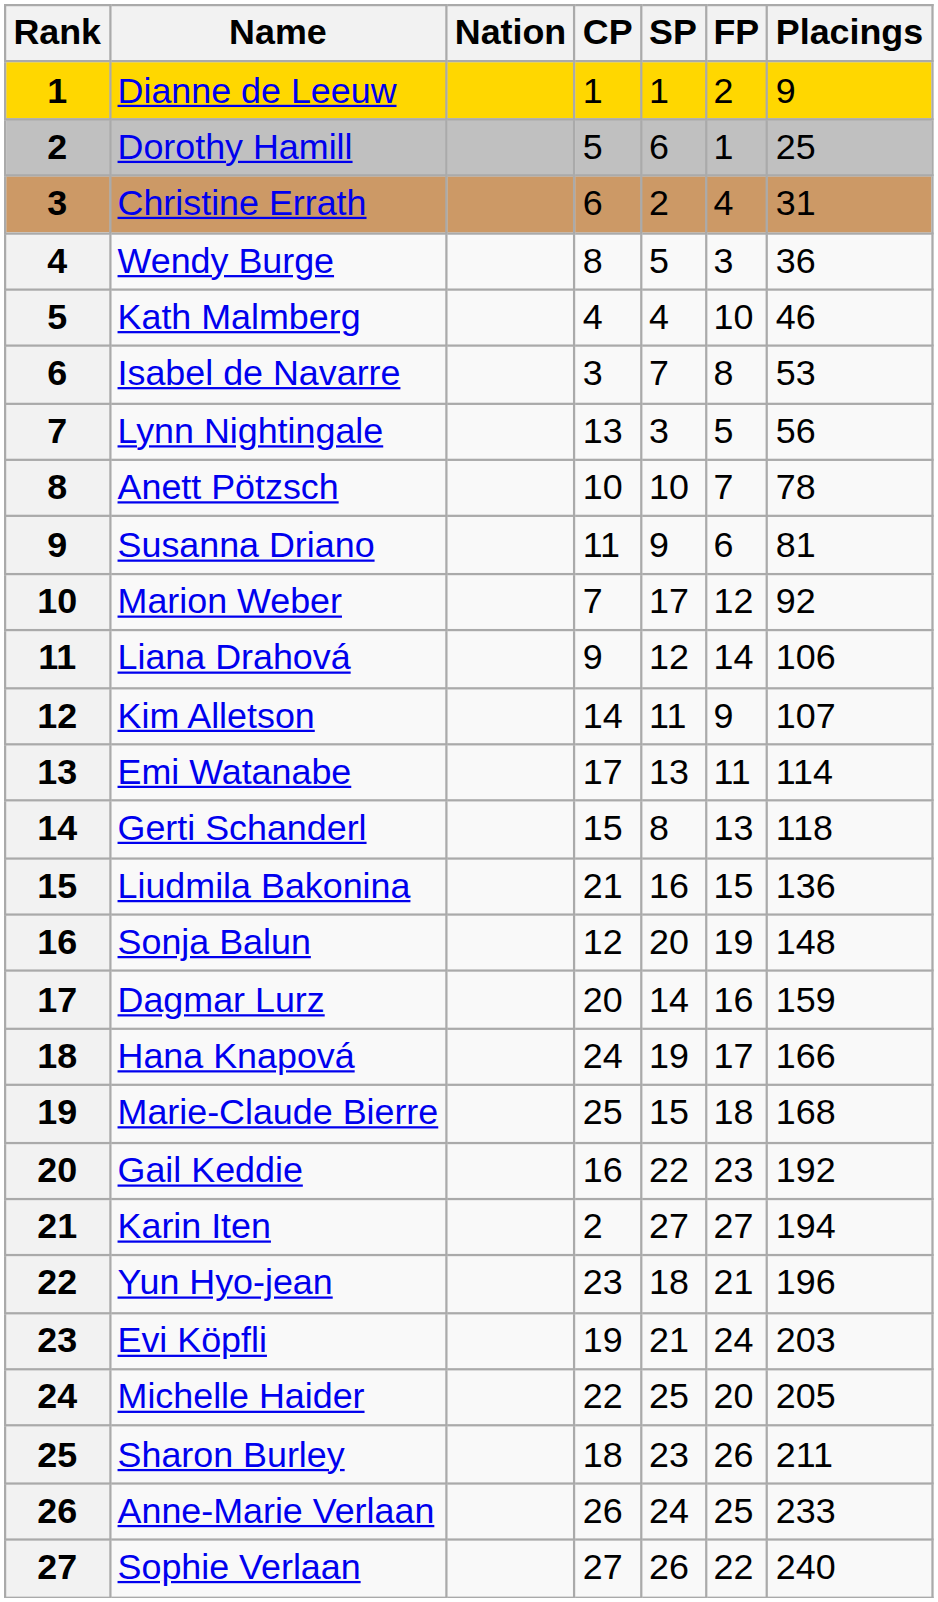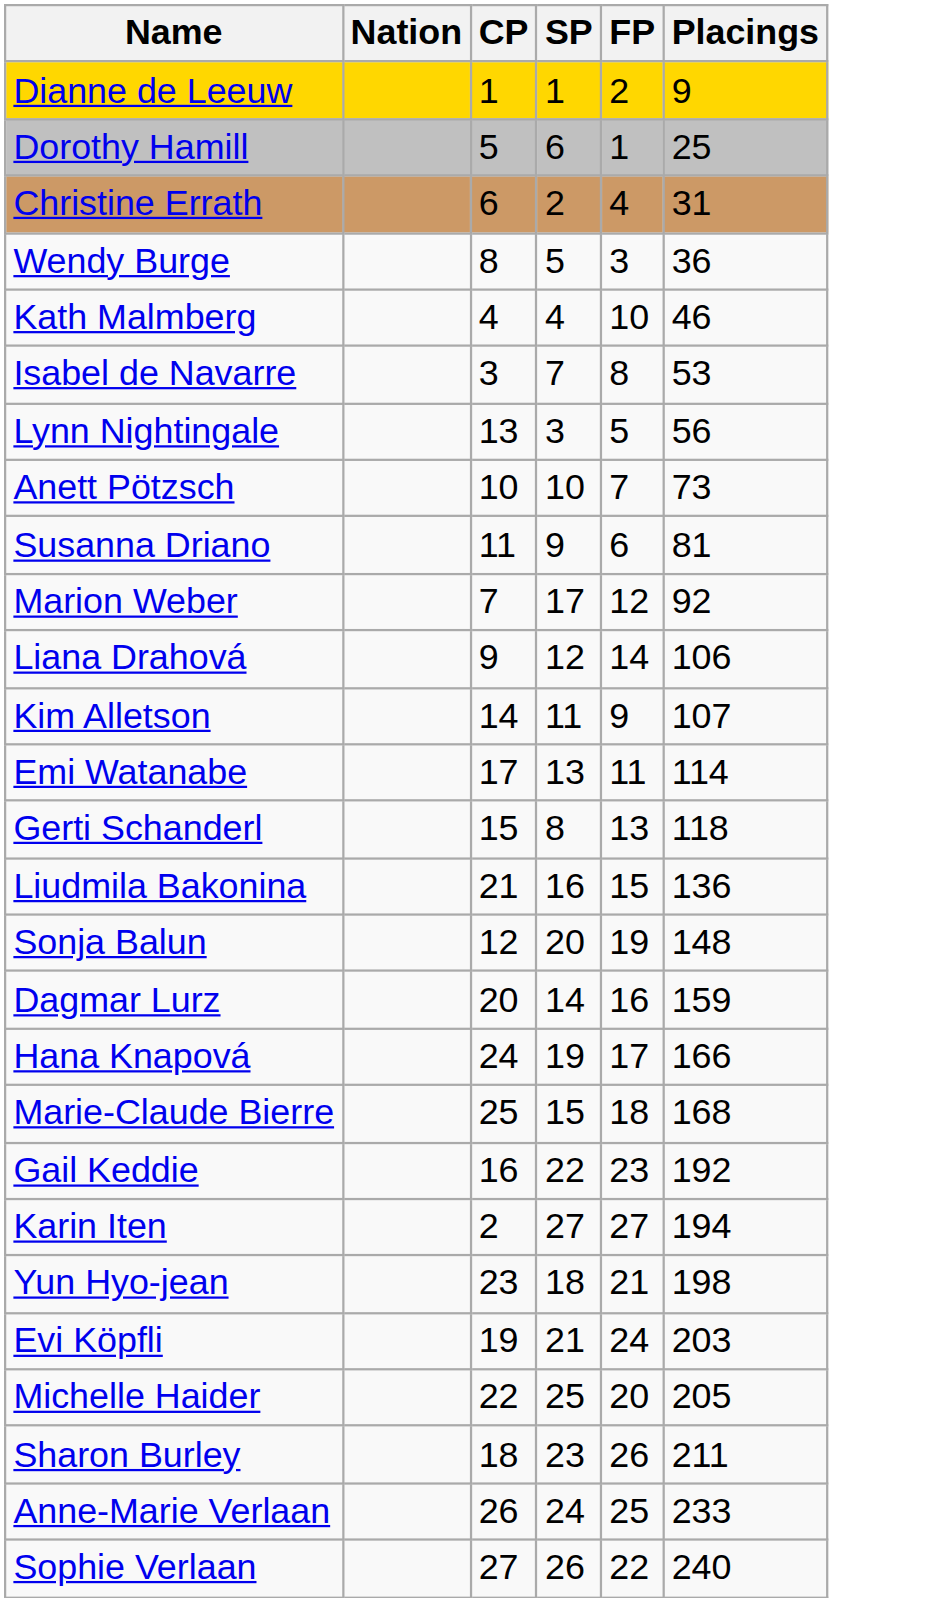- column: (57, 32)
(796, 487) 78 -> (692, 487) 73
(806, 1283) 196 -> (702, 1283) 198
